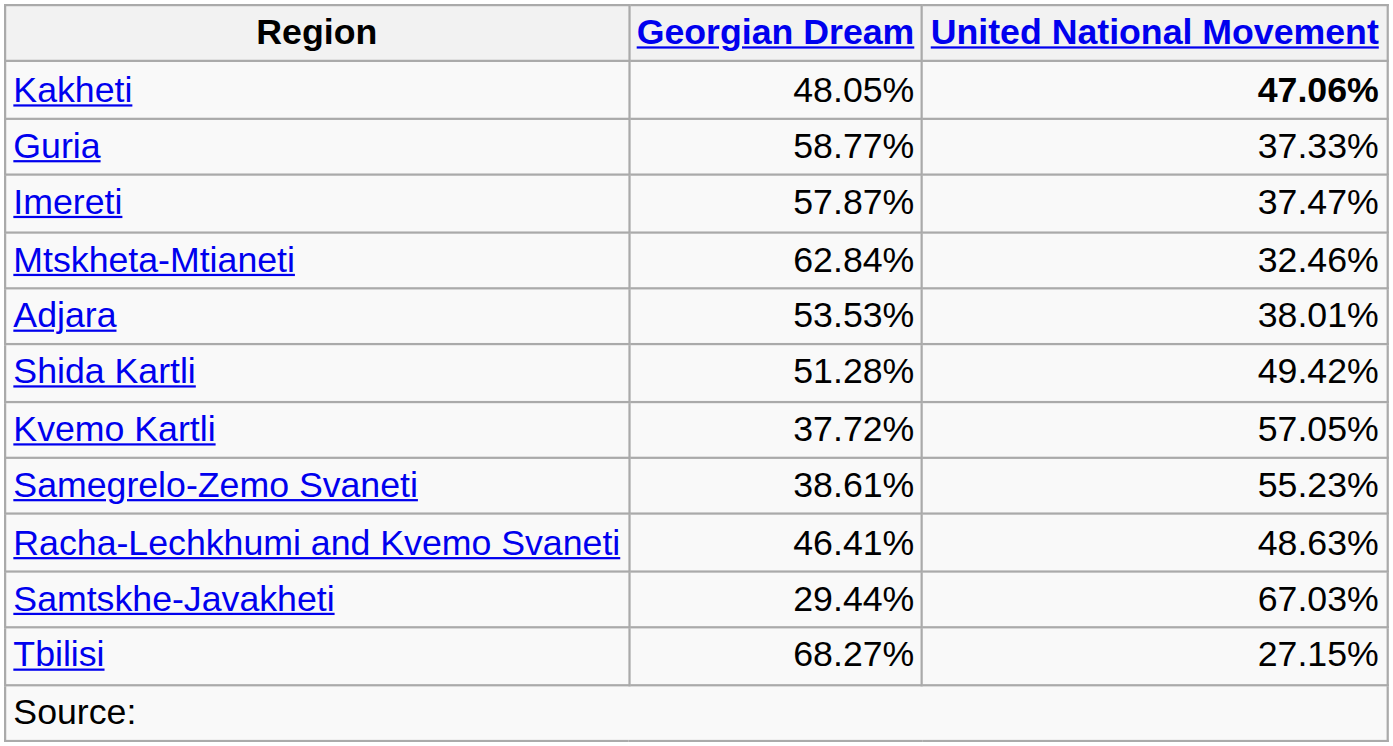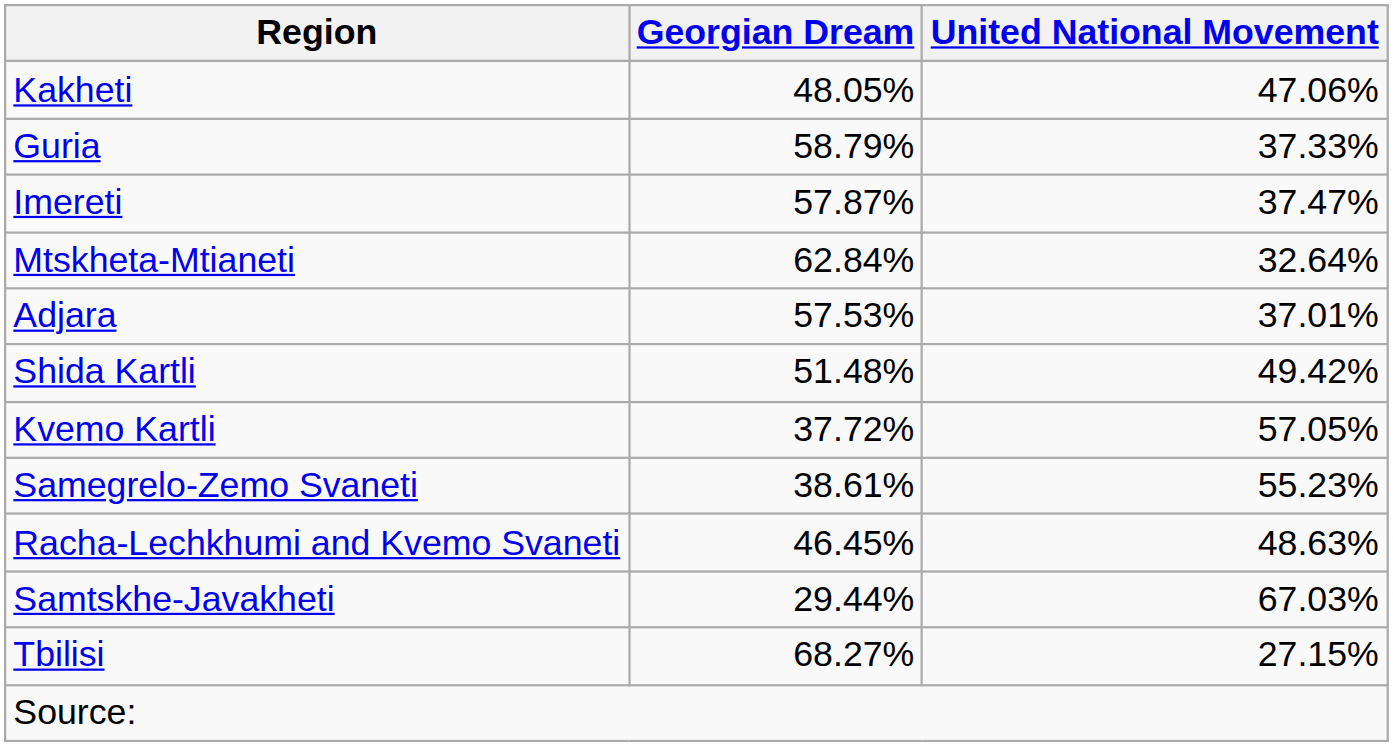(1318, 89) bold -> (1318, 89) normal
(854, 145) 58.77% -> (854, 145) 58.79%
(1318, 259) 32.46% -> (1318, 259) 32.64%
(854, 315) 53.53% -> (854, 315) 57.53%
(1318, 315) 38.01% -> (1318, 315) 37.01%
(854, 372) 51.28% -> (854, 372) 51.48%
(854, 542) 46.41% -> (854, 542) 46.45%
